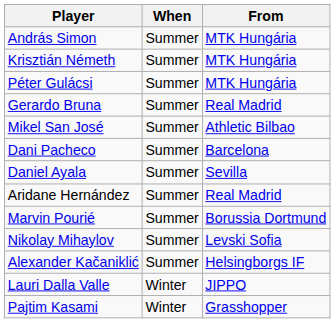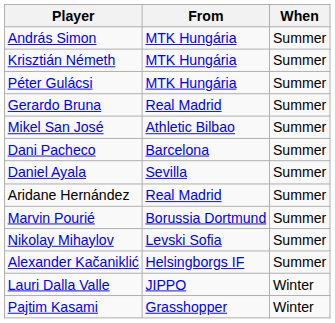columns swapped: (266, 16) <-> (172, 16)
